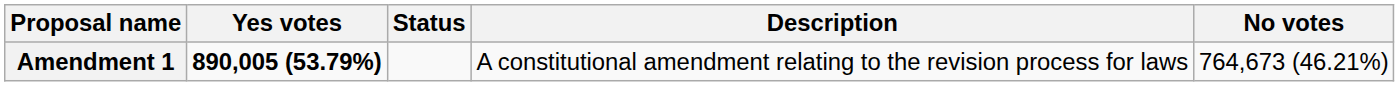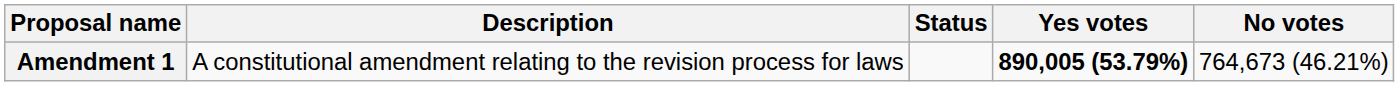columns swapped: (832, 23) <-> (287, 23)
